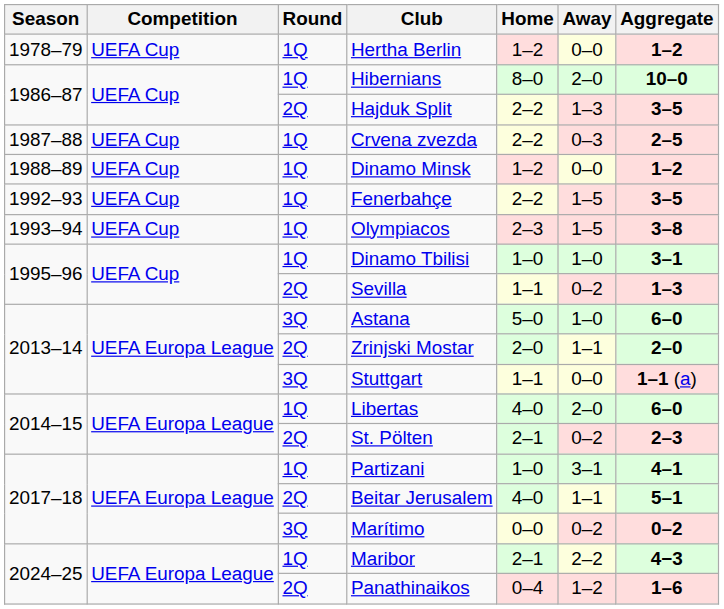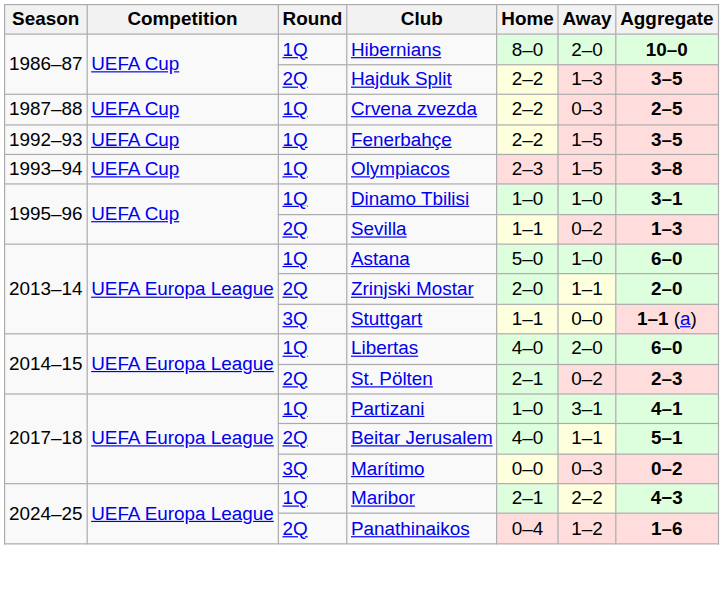- row: (406, 49)
- row: (411, 169)
(295, 318) 3Q -> (295, 259) 1Q
(587, 528) 0–2 -> (587, 468) 0–3
